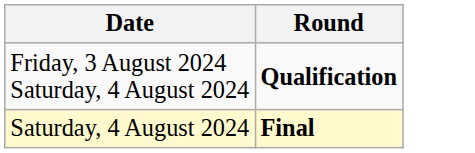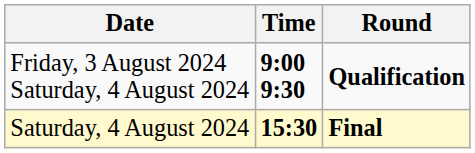+ column: (289, 23)
